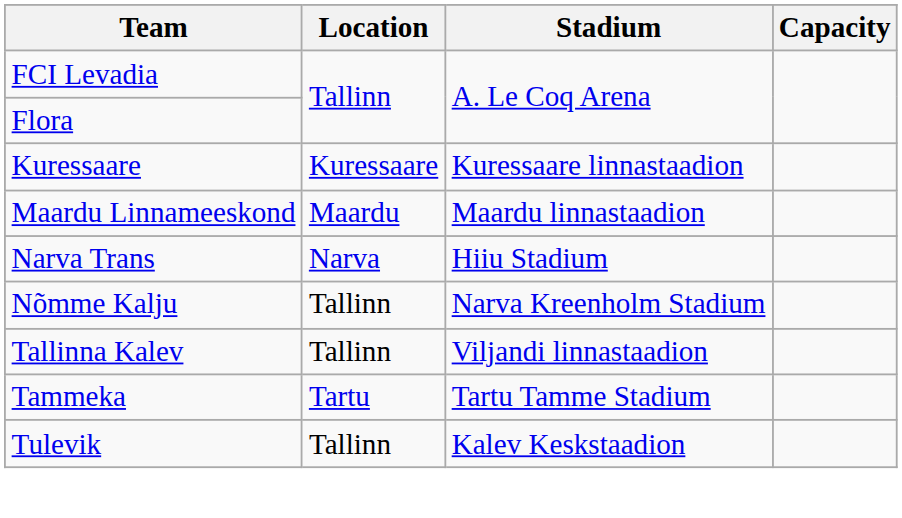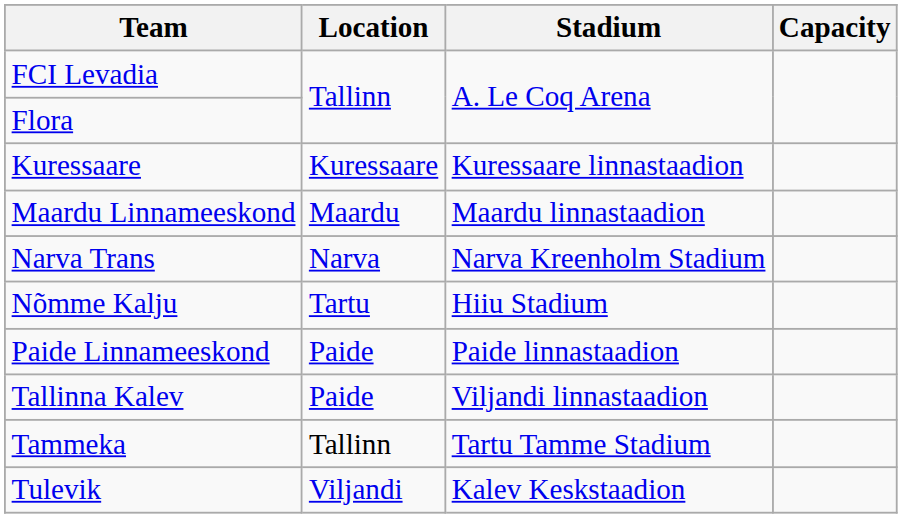(530, 258) Hiiu Stadium -> (609, 258) Narva Kreenholm Stadium
(350, 304) Tallinn -> (339, 304) Tartu
(609, 304) Narva Kreenholm Stadium -> (530, 304) Hiiu Stadium
+ row: (141, 350)
(350, 350) Tallinn -> (341, 397) Paide
(339, 397) Tartu -> (350, 443) Tallinn
(350, 443) Tallinn -> (356, 489) Viljandi
